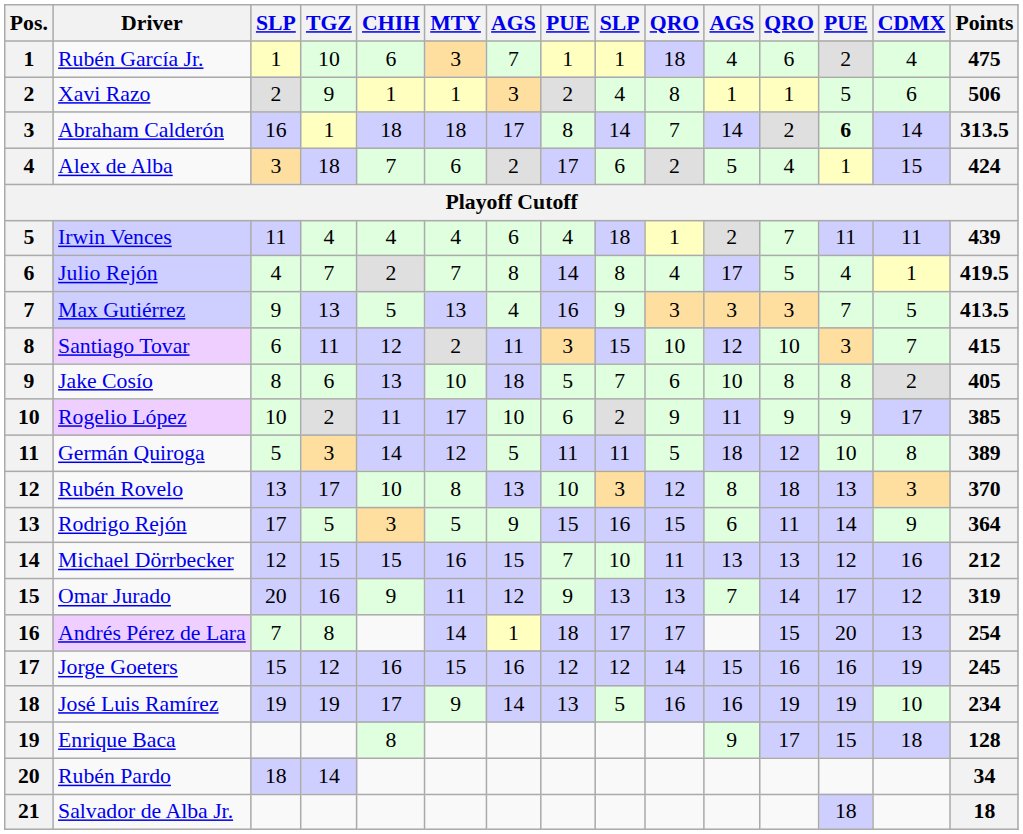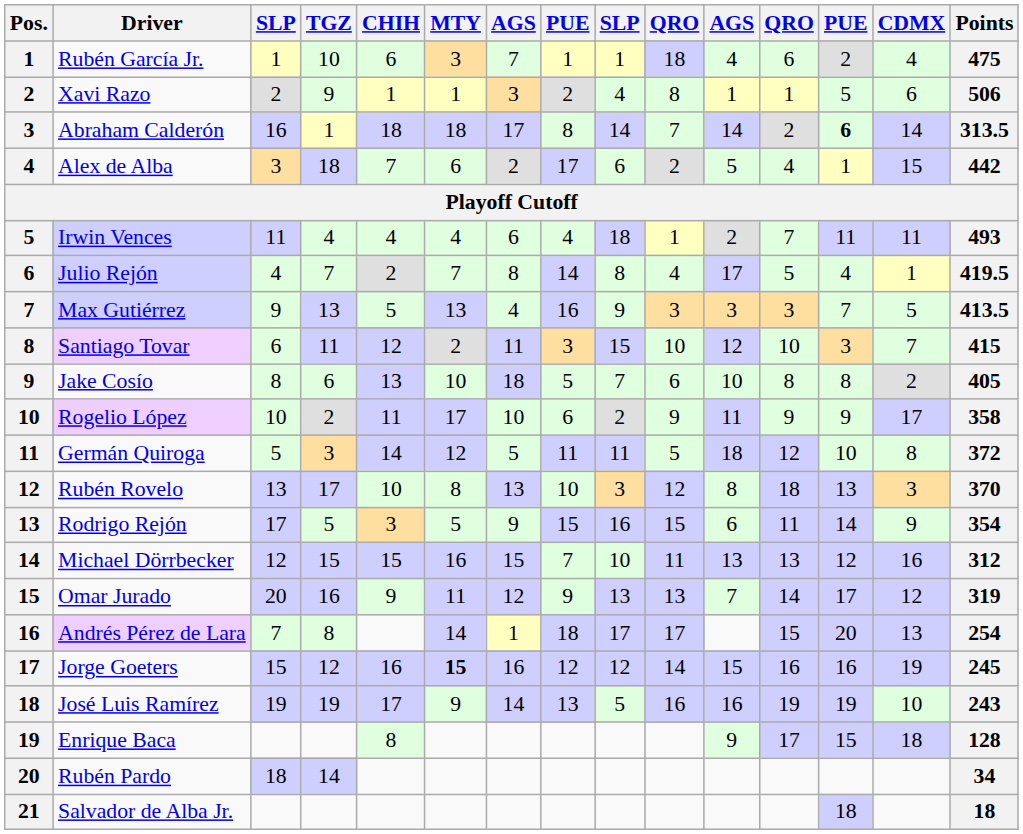(984, 166) 424 -> (984, 166) 442
(984, 237) 439 -> (984, 237) 493
(984, 417) 385 -> (984, 417) 358
(984, 453) 389 -> (984, 453) 372
(984, 524) 364 -> (984, 524) 354
(984, 560) 212 -> (984, 560) 312
(456, 668) normal -> (456, 668) bold
(984, 704) 234 -> (984, 704) 243
